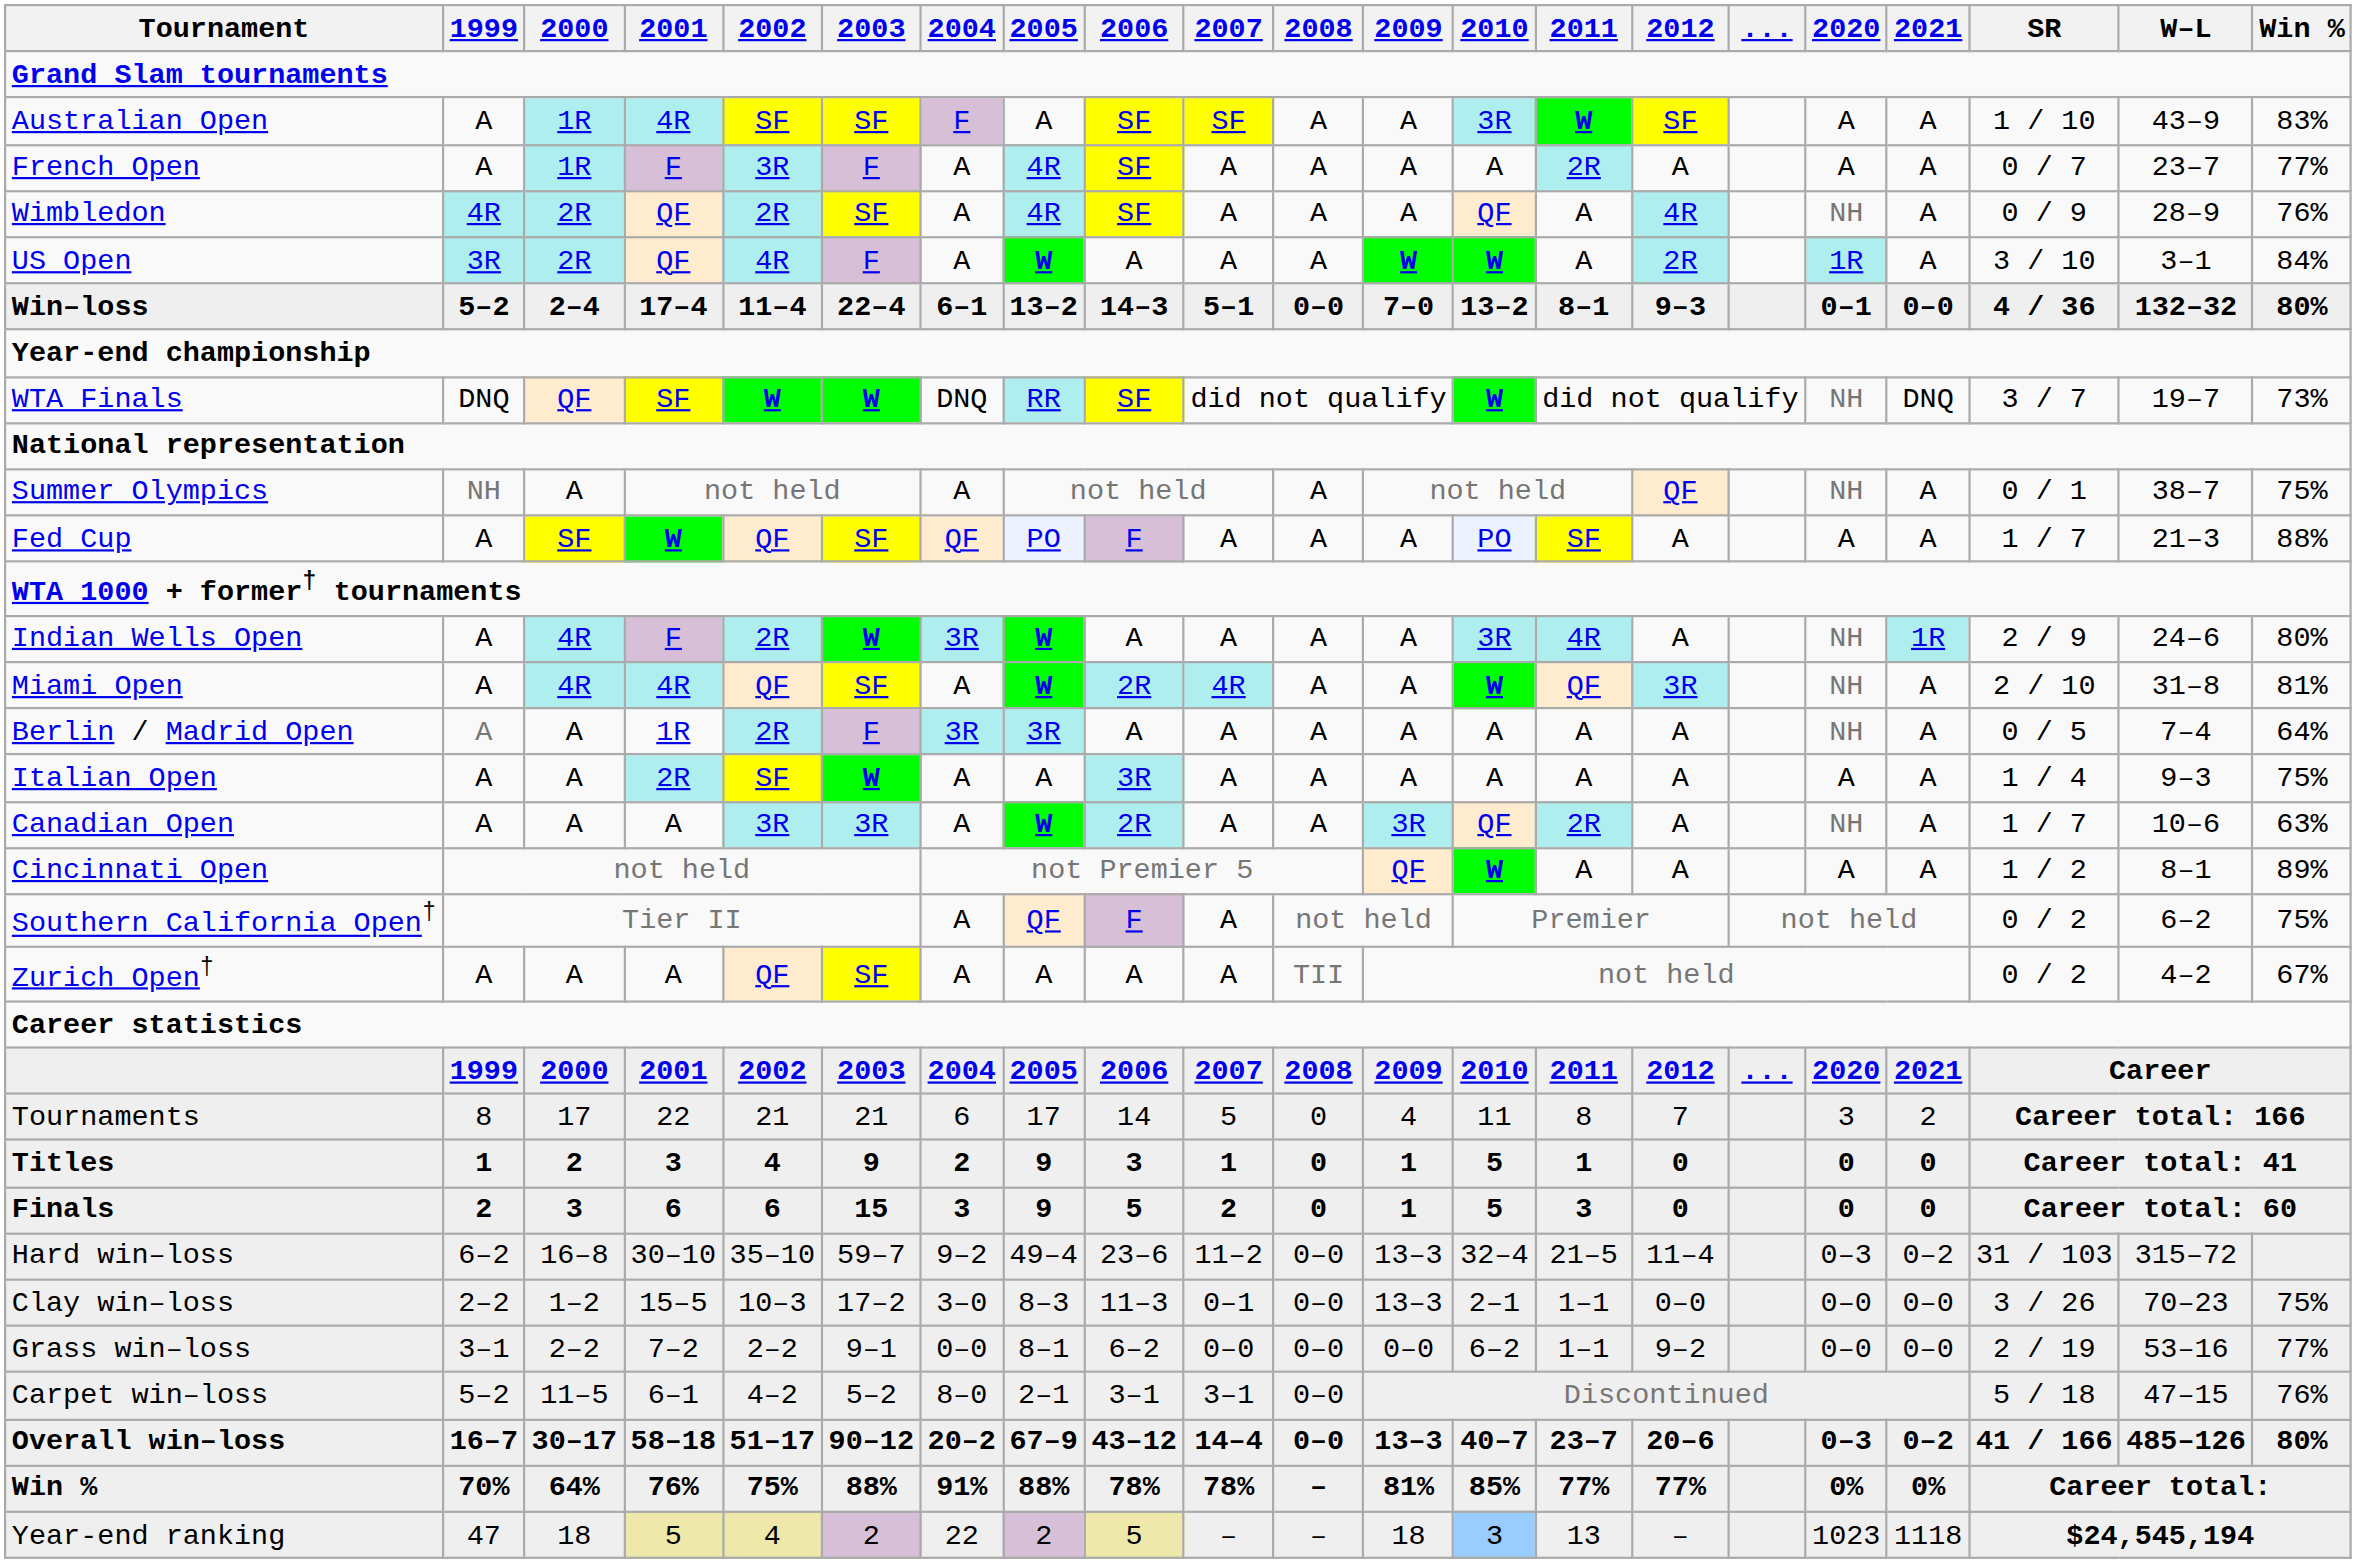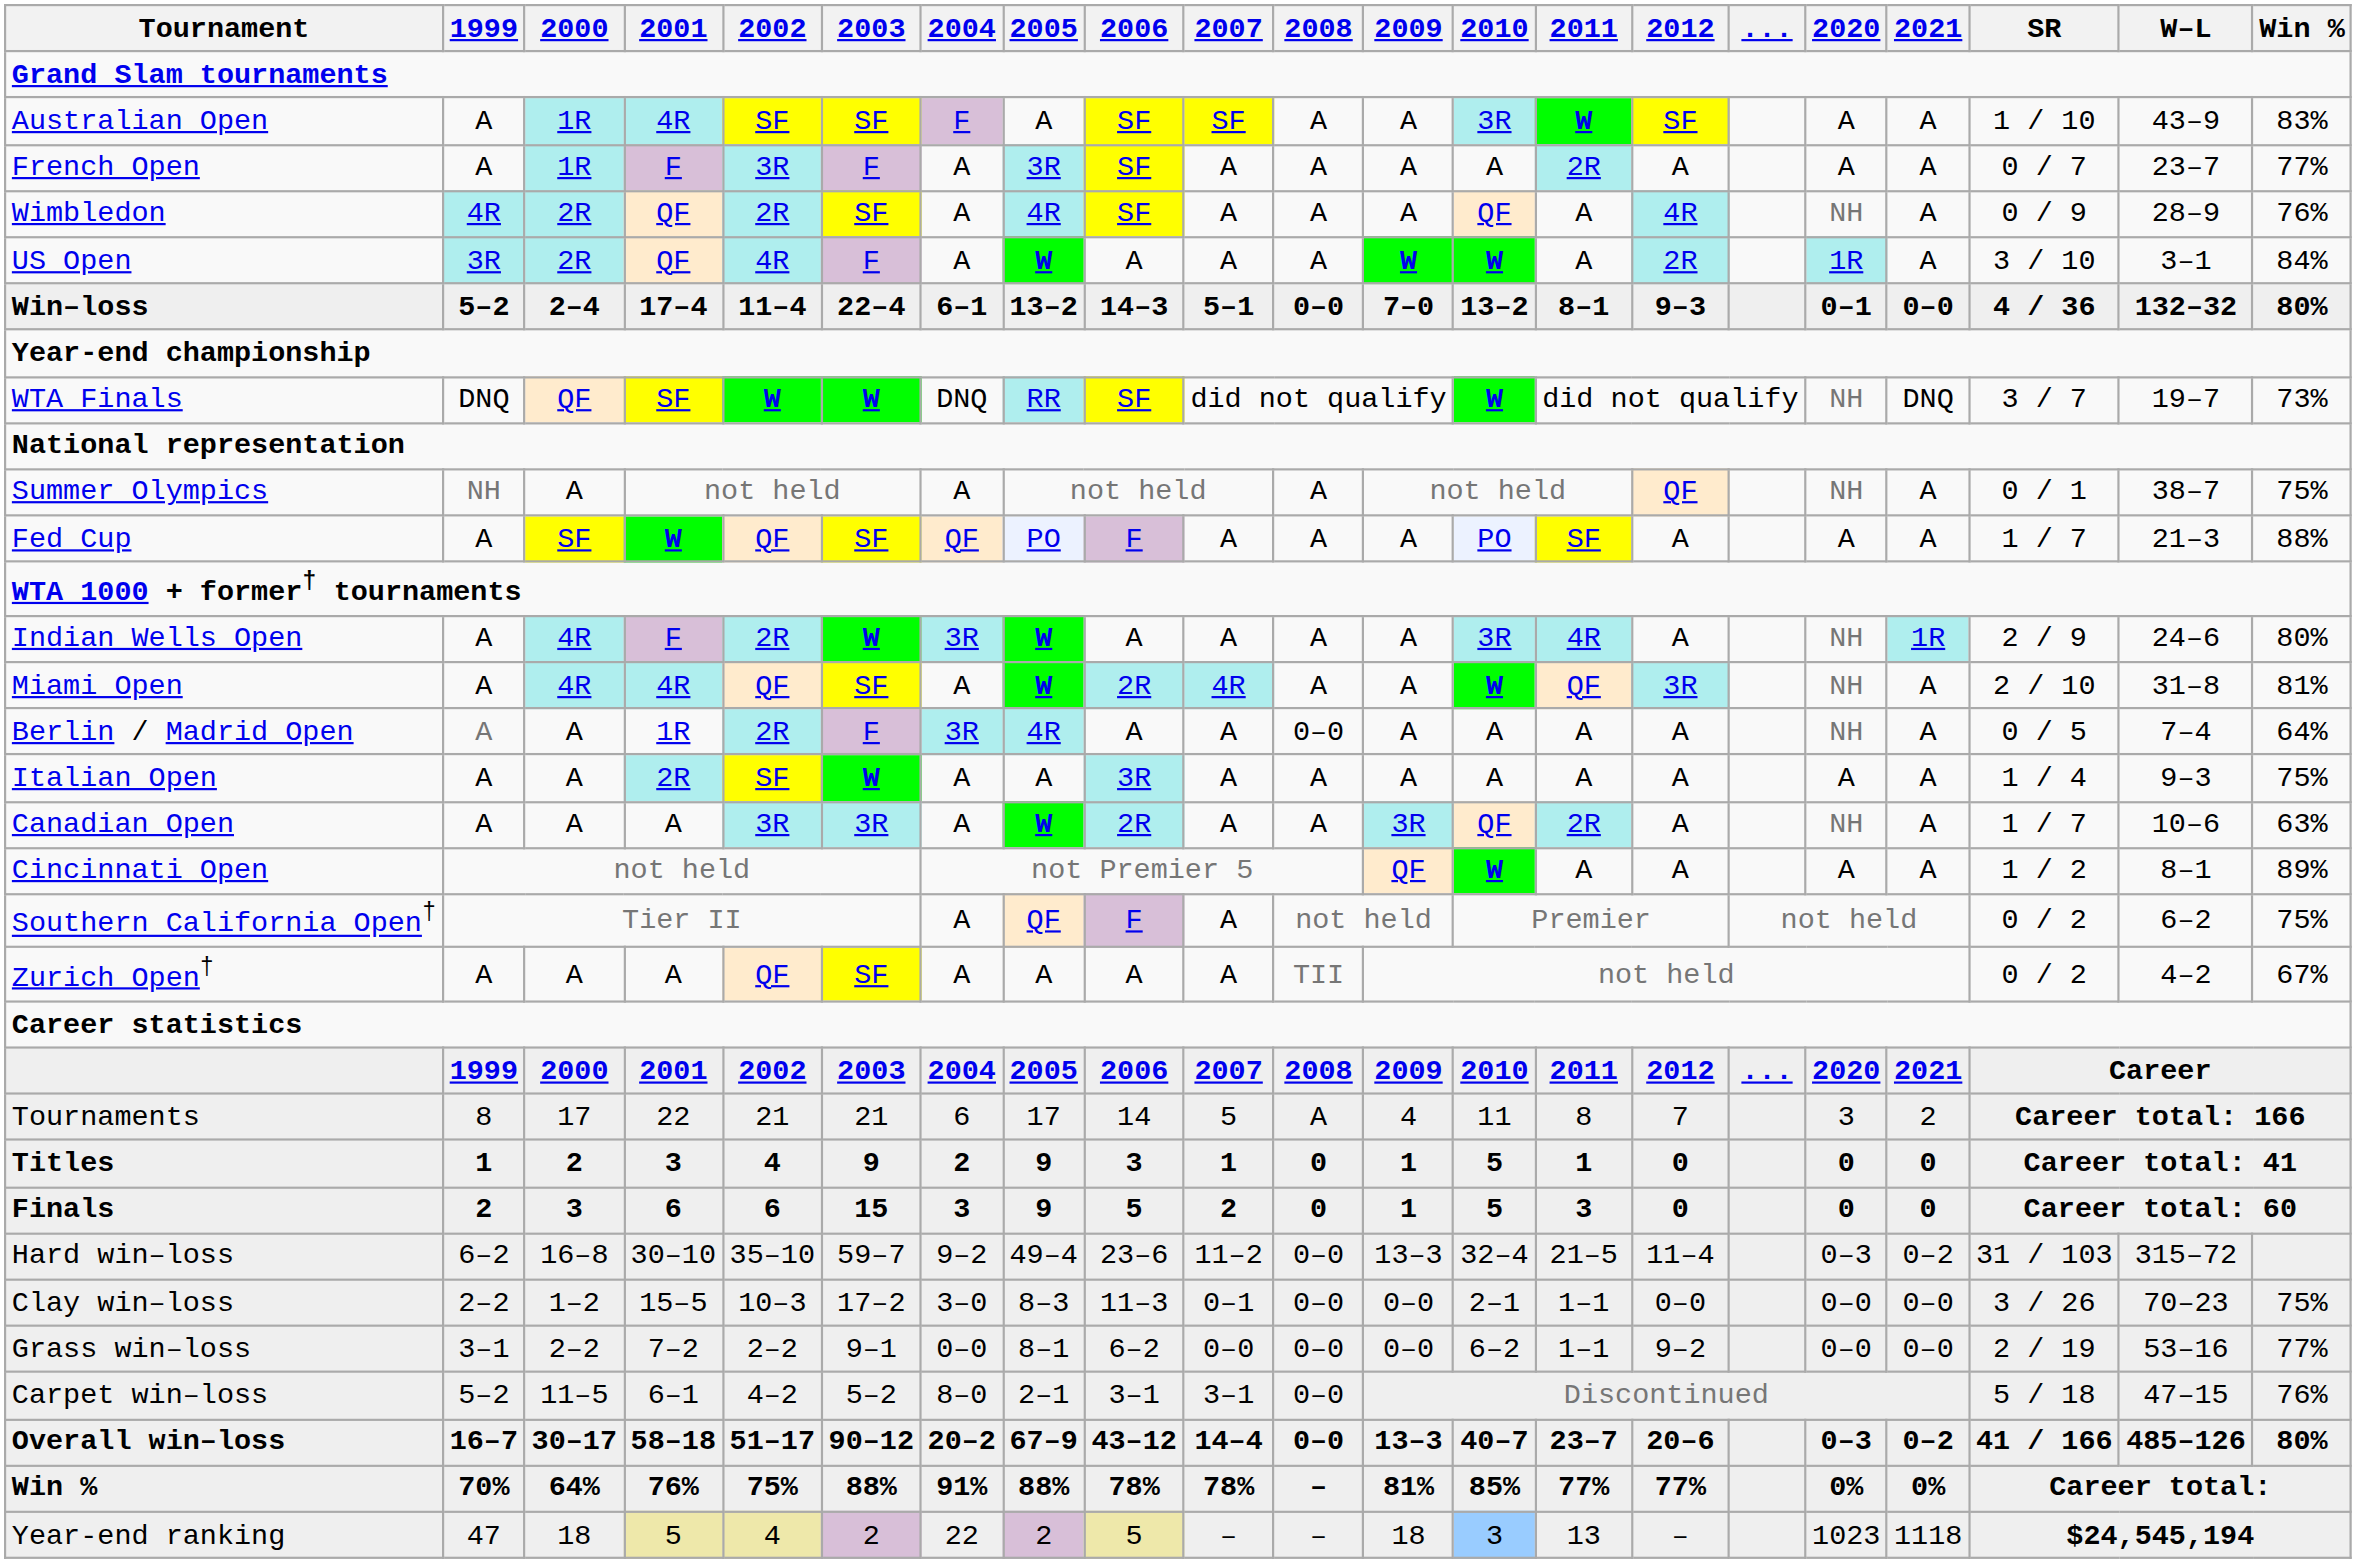(1044, 167) 4R -> (1044, 167) 3R
(1044, 732) 3R -> (1044, 732) 4R
(1319, 732) A -> (1319, 732) 0–0
(1319, 1117) 0 -> (1319, 1117) A
(1409, 1303) 13–3 -> (1409, 1303) 0–0
